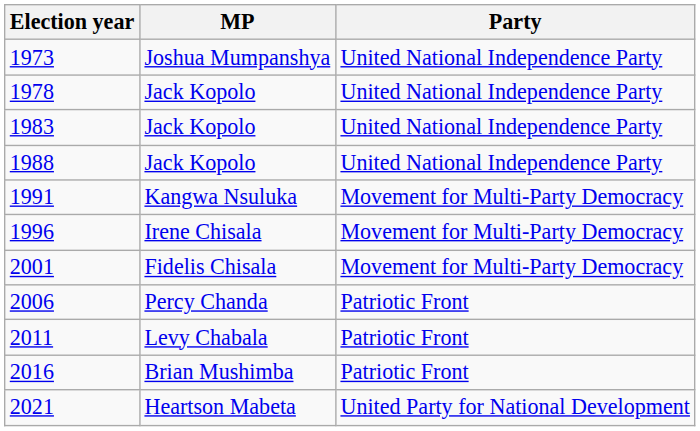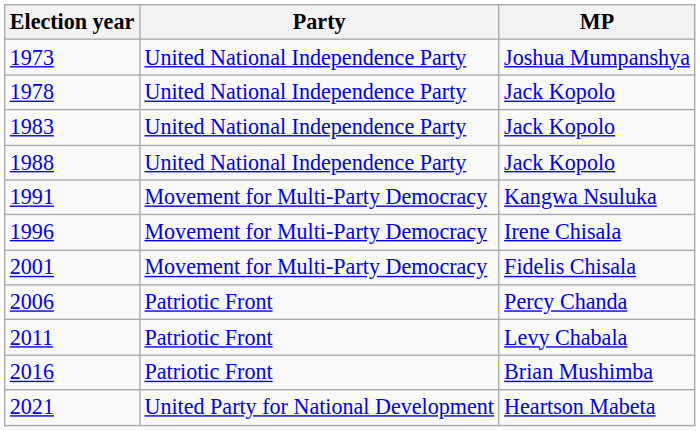columns swapped: (237, 22) <-> (515, 22)
